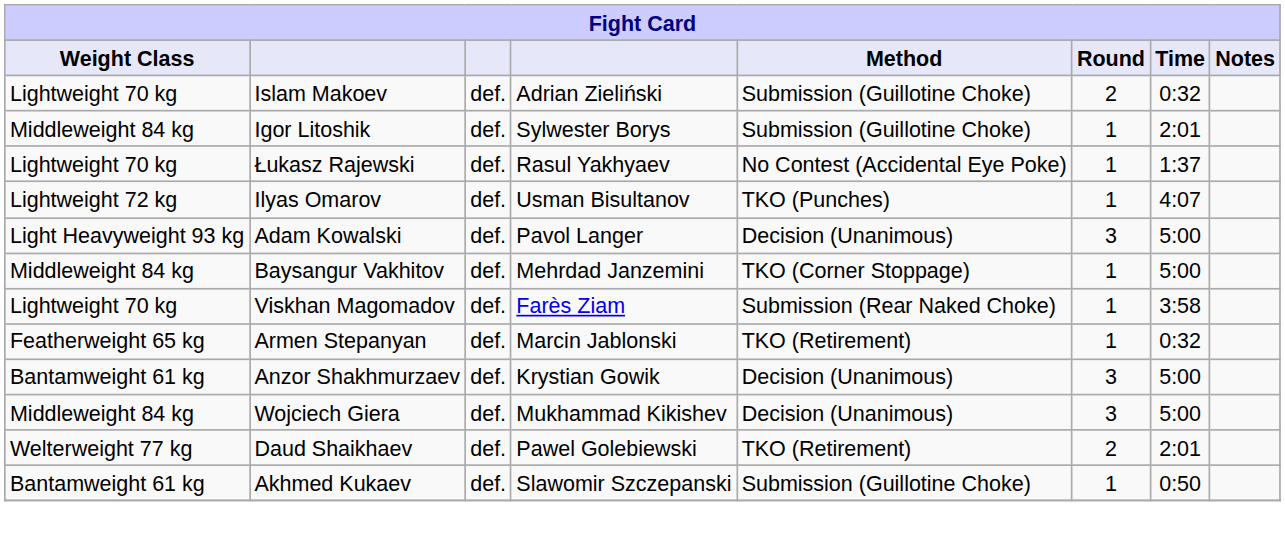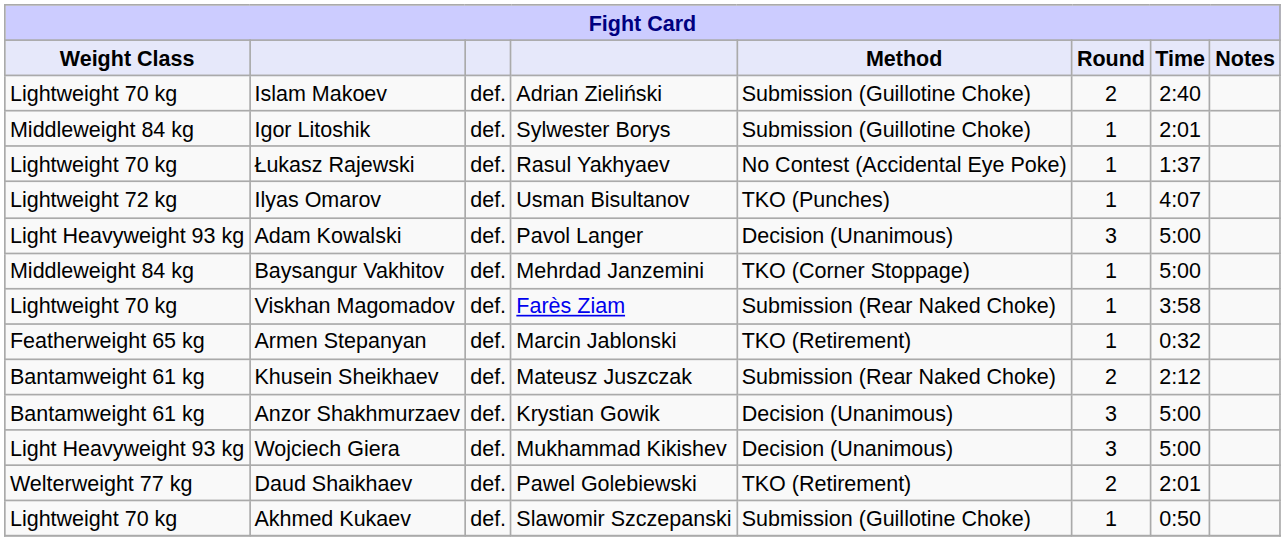(1180, 93) 0:32 -> (1180, 93) 2:40
+ row: (346, 377)
(102, 412) Middleweight 84 kg -> (127, 448) Light Heavyweight 93 kg
(107, 483) Bantamweight 61 kg -> (94, 518) Lightweight 70 kg
